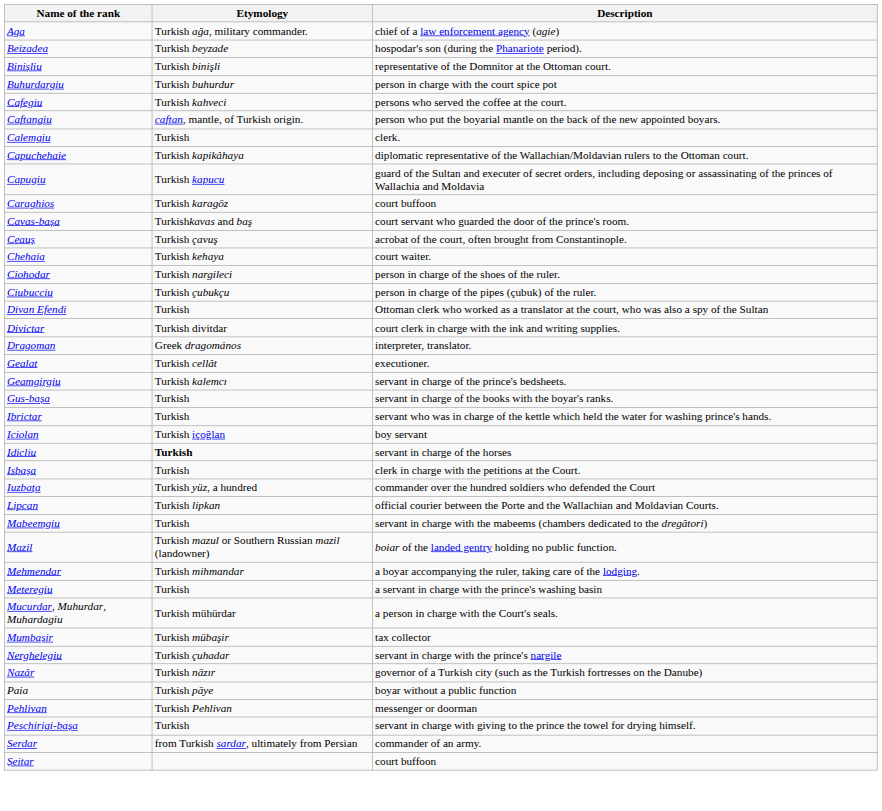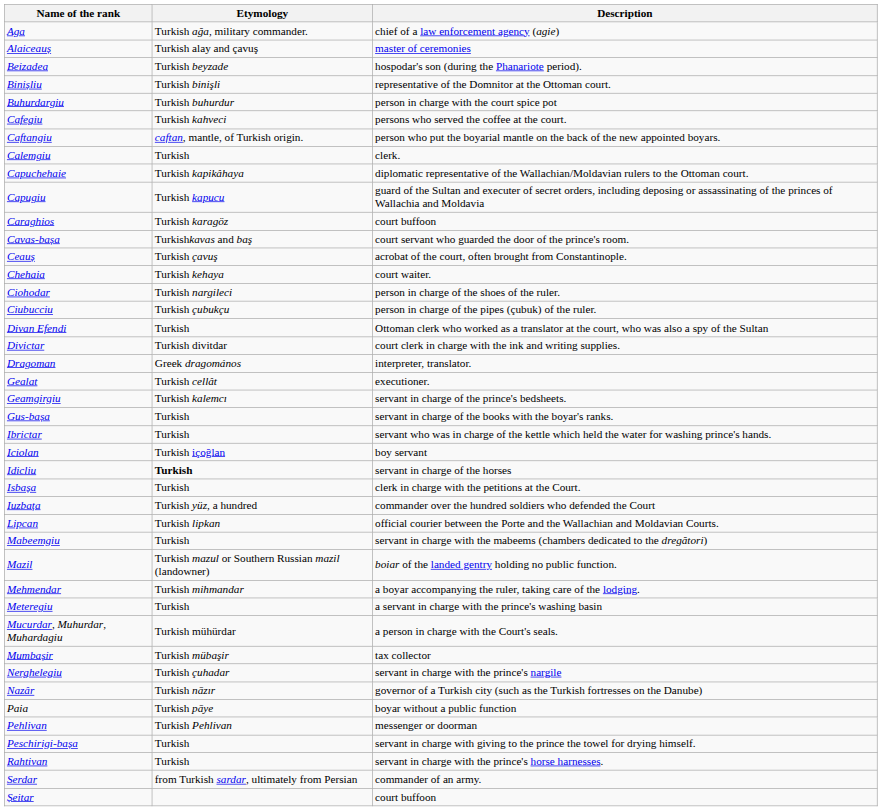+ row: (29, 48)
+ row: (27, 761)
